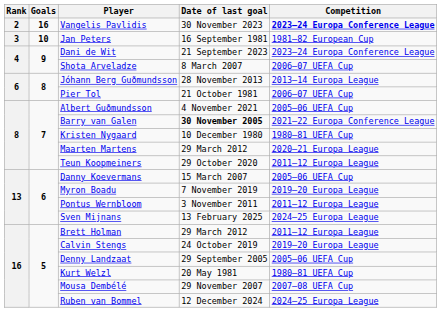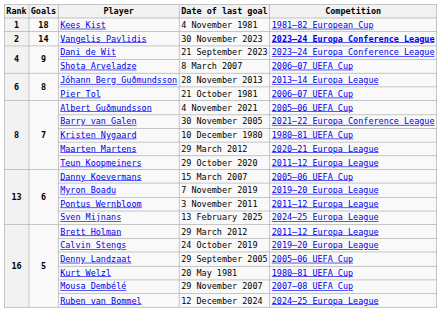+ row: (83, 25)
(43, 25) 16 -> (43, 39) 14
- row: (86, 39)
(222, 121) bold -> (222, 121) normal
